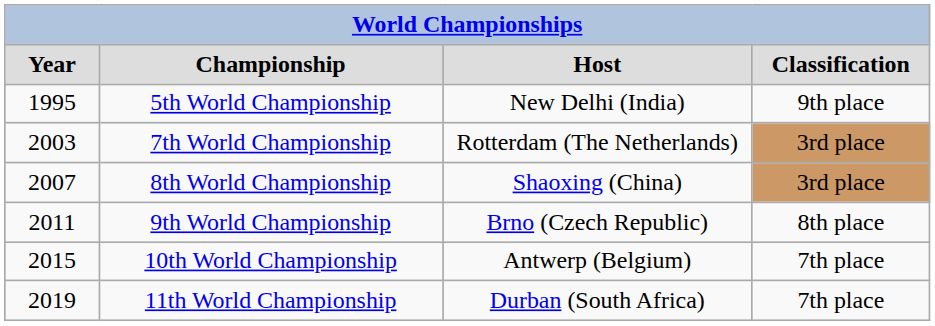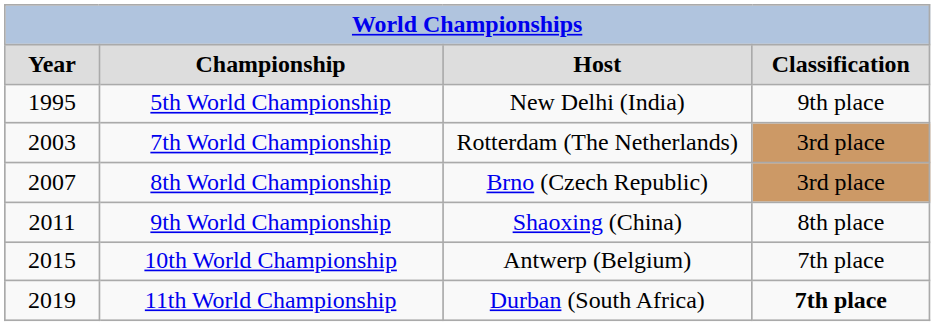(597, 182) Shaoxing (China) -> (597, 182) Brno (Czech Republic)
(597, 221) Brno (Czech Republic) -> (597, 221) Shaoxing (China)
(841, 300) normal -> (841, 300) bold
